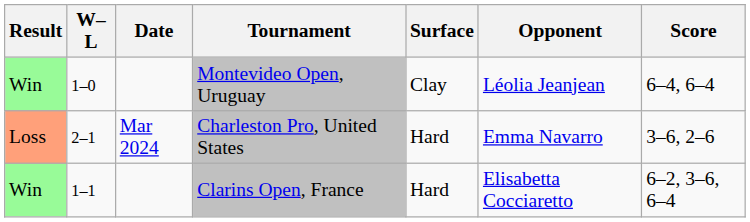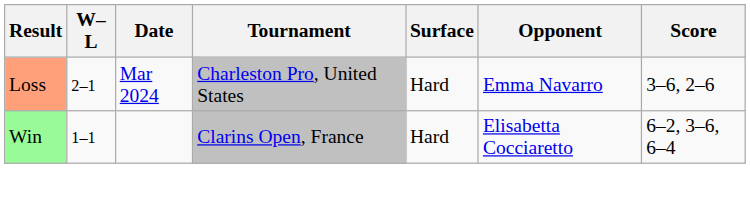- row: (270, 83)
